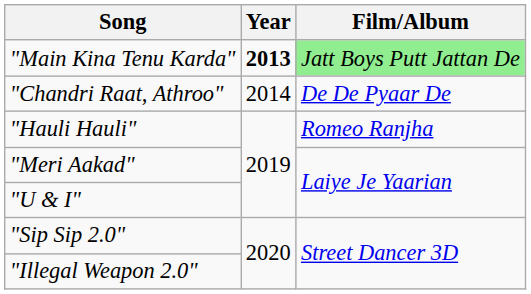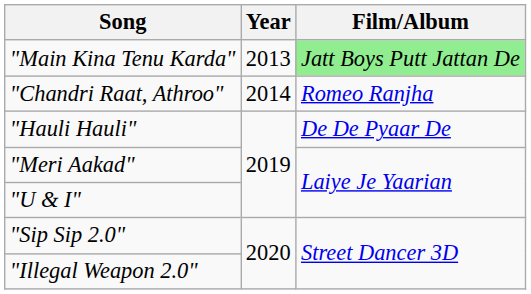(268, 57) bold -> (268, 57) normal
(376, 93) De De Pyaar De -> (367, 93) Romeo Ranjha
(367, 128) Romeo Ranjha -> (376, 128) De De Pyaar De
